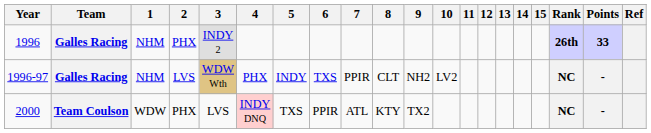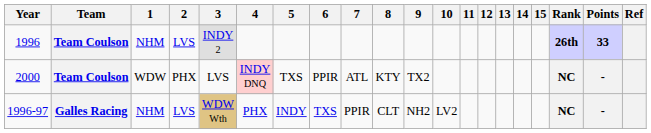(91, 42) Galles Racing -> (91, 42) Team Coulson
(184, 42) PHX -> (184, 42) LVS
rows swapped: (28, 77) <-> (28, 111)
